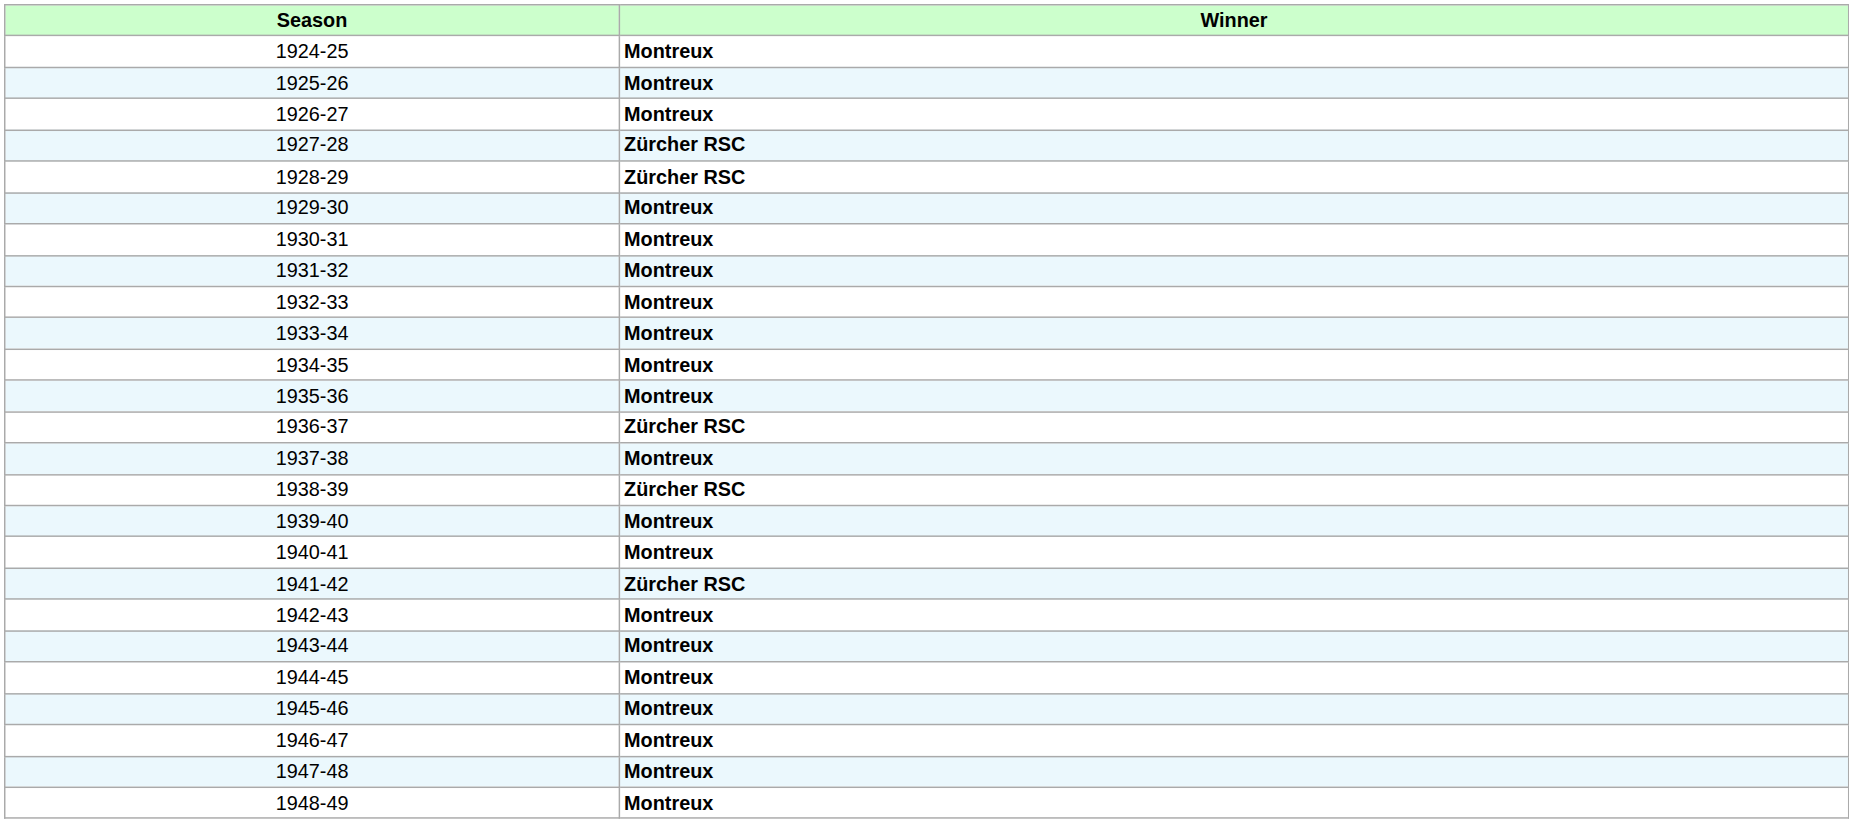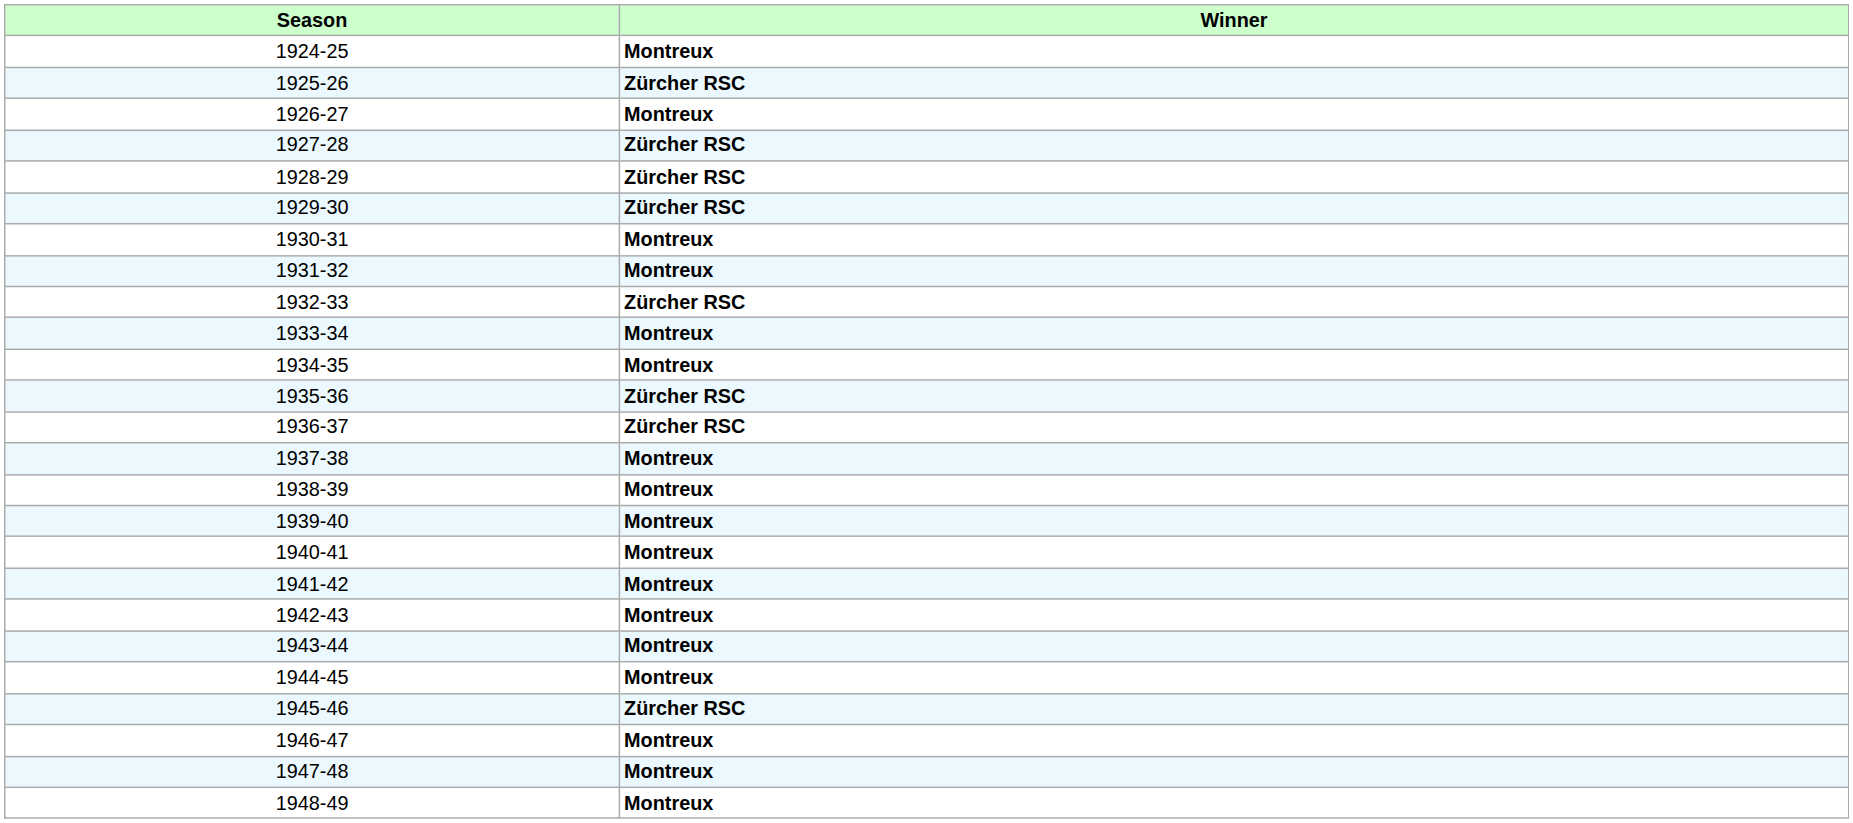(669, 83) Montreux -> (685, 83) Zürcher RSC
(669, 208) Montreux -> (685, 208) Zürcher RSC
(669, 302) Montreux -> (685, 302) Zürcher RSC
(669, 396) Montreux -> (685, 396) Zürcher RSC
(685, 489) Zürcher RSC -> (669, 489) Montreux
(685, 583) Zürcher RSC -> (669, 583) Montreux
(669, 709) Montreux -> (685, 709) Zürcher RSC
